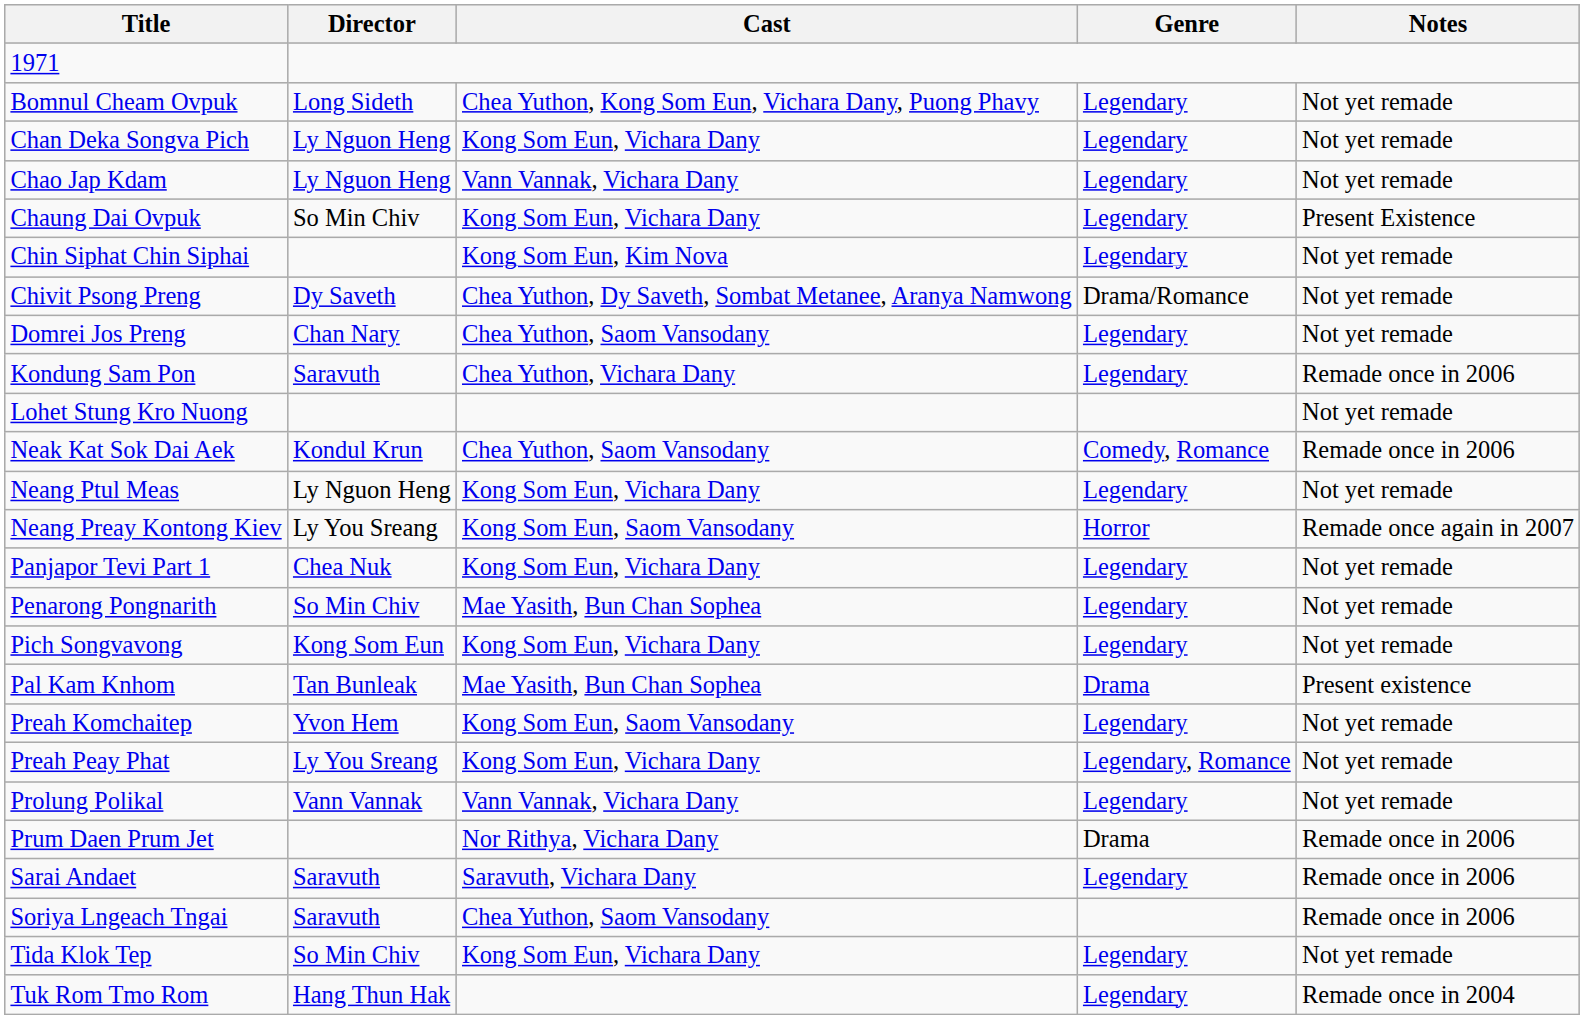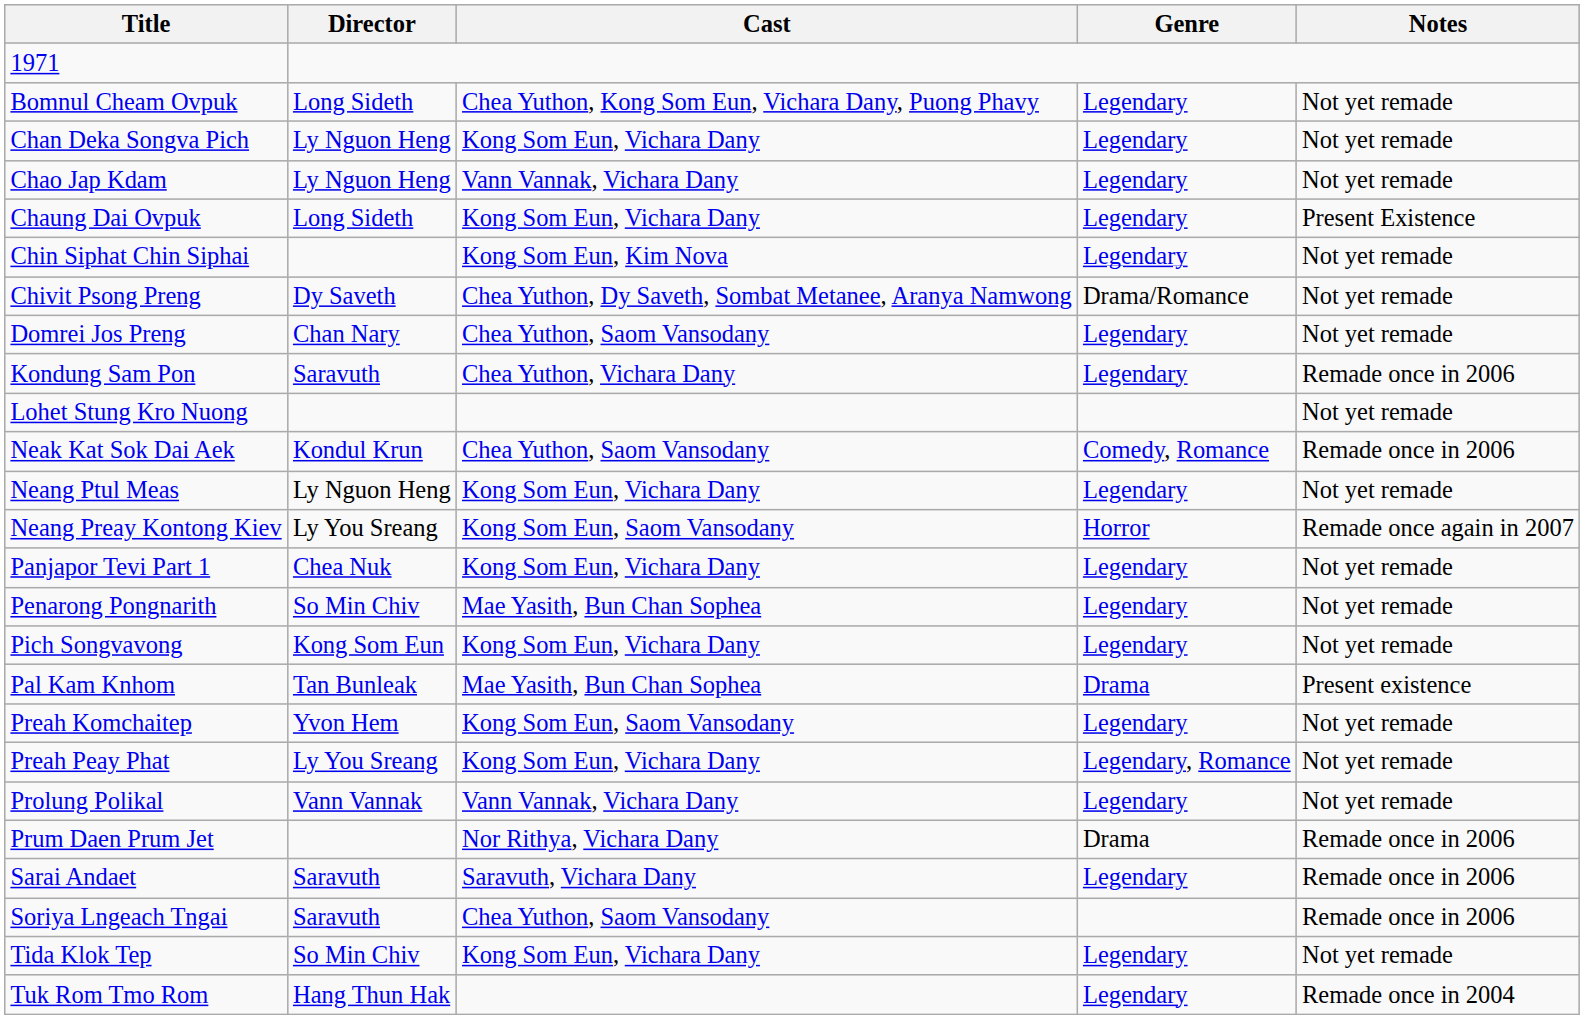(356, 218) So Min Chiv -> (353, 218) Long Sideth
